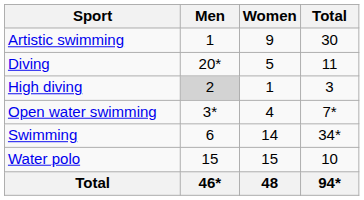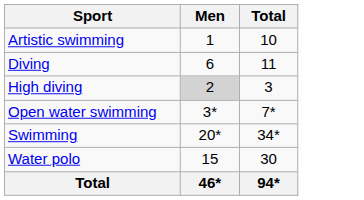- column: (270, 16)
(330, 40) 30 -> (269, 40) 10
(210, 64) 20* -> (210, 64) 6
(210, 135) 6 -> (210, 135) 20*
(330, 159) 10 -> (269, 159) 30
